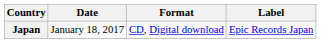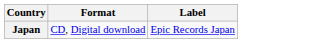- column: (87, 13)
